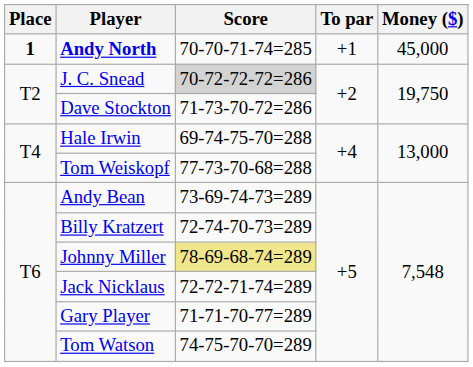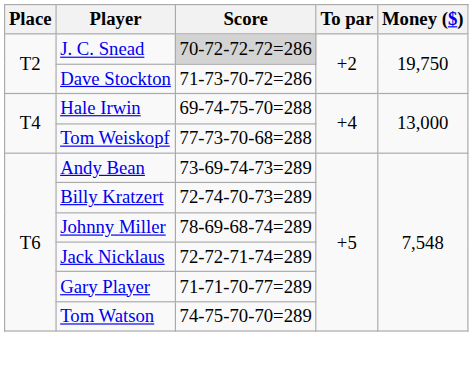- row: (108, 49)
(246, 256) khaki background -> (246, 227) no background
